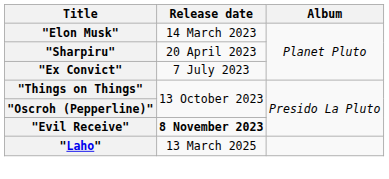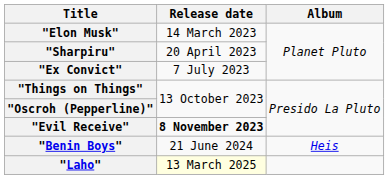+ row: (80, 146)
(211, 146) no background -> (211, 165) lightyellow background
